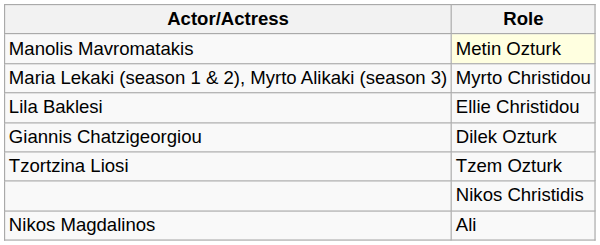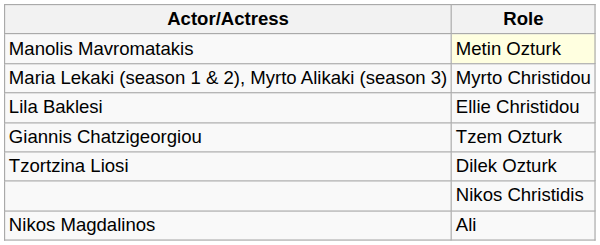(506, 136) Dilek Ozturk -> (509, 136) Tzem Ozturk
(509, 166) Tzem Ozturk -> (506, 166) Dilek Ozturk
